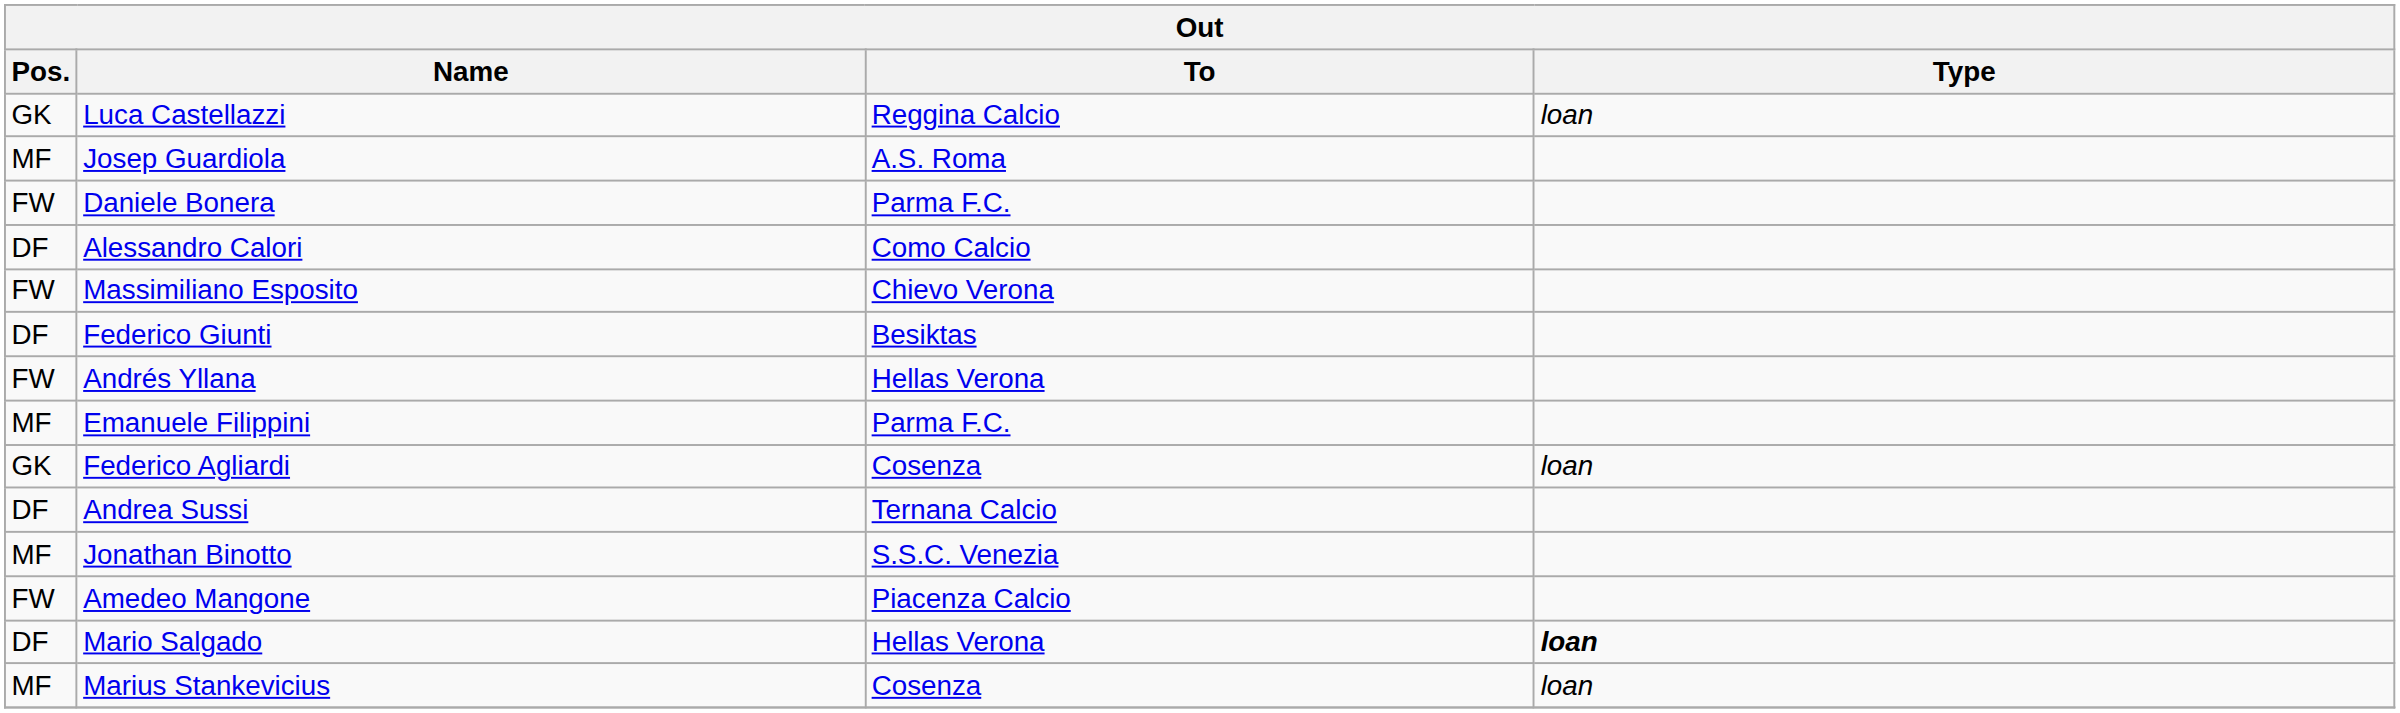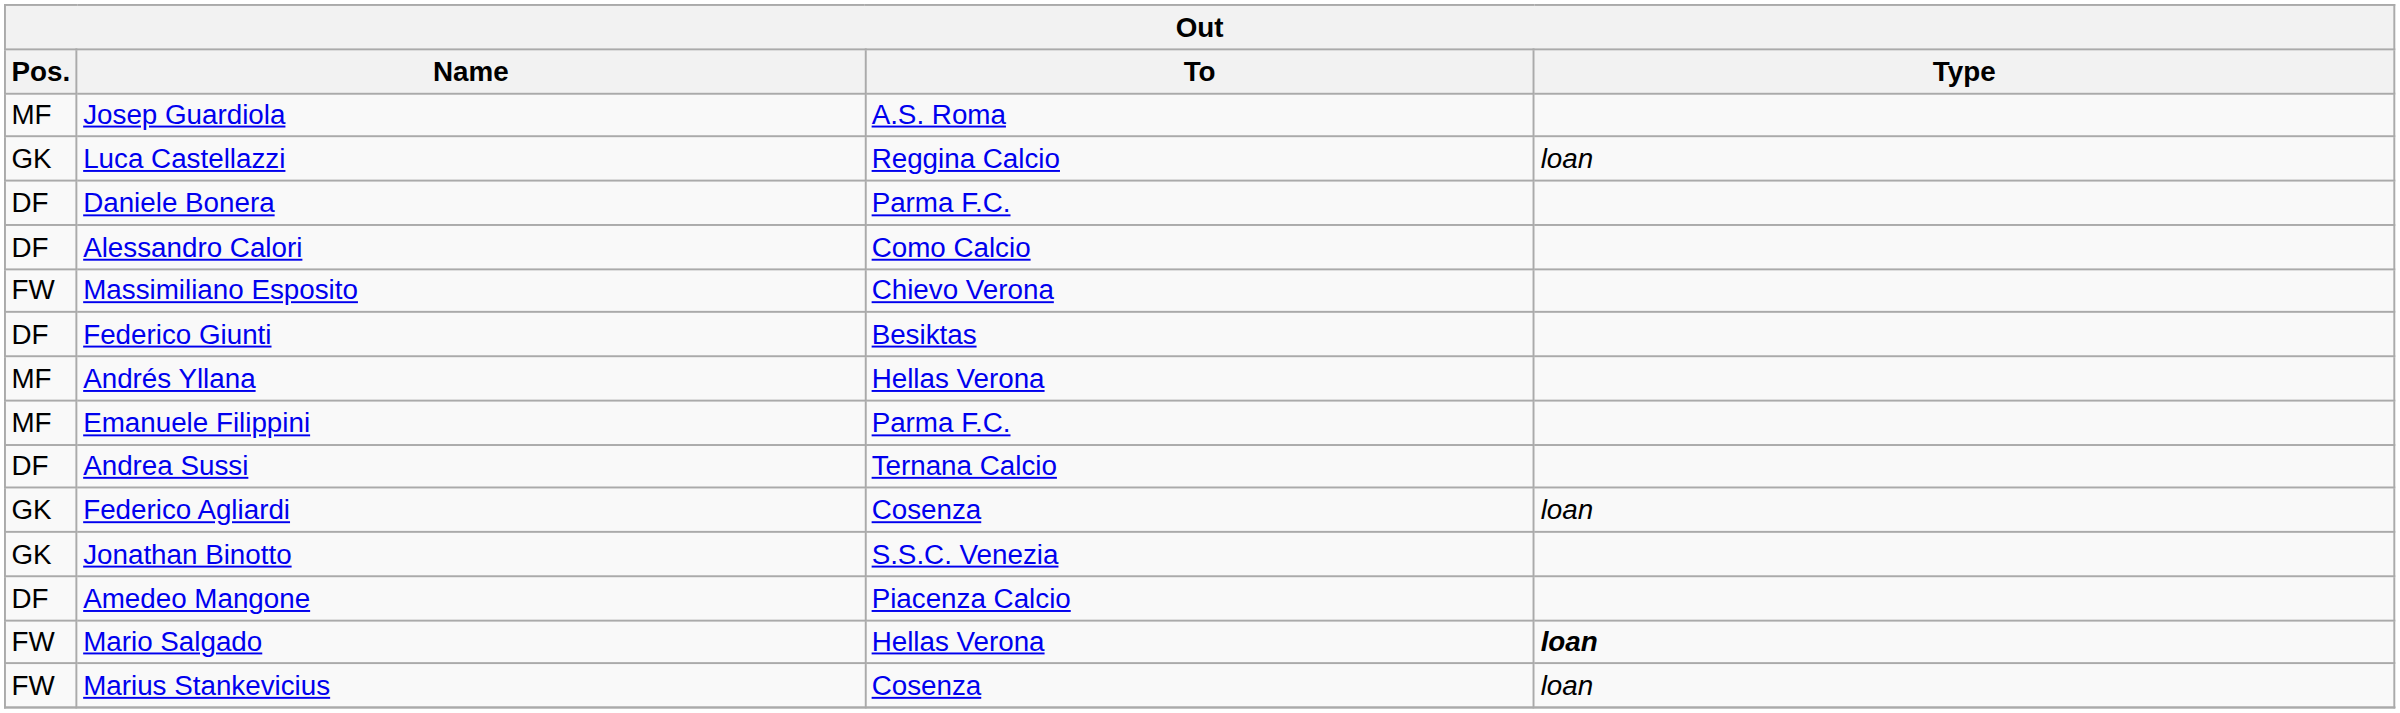rows swapped: (184, 159) <-> (184, 115)
(33, 203) FW -> (30, 203) DF
(33, 379) FW -> (32, 379) MF
rows swapped: (187, 466) <-> (166, 510)
(32, 554) MF -> (32, 554) GK
(33, 598) FW -> (30, 598) DF
(30, 642) DF -> (33, 642) FW
(32, 686) MF -> (33, 686) FW
